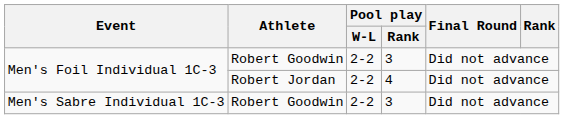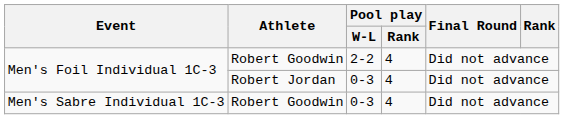(389, 59) 3 -> (389, 59) 4
(362, 81) 2-2 -> (362, 81) 0-3
(362, 103) 2-2 -> (362, 103) 0-3
(389, 103) 3 -> (389, 103) 4
